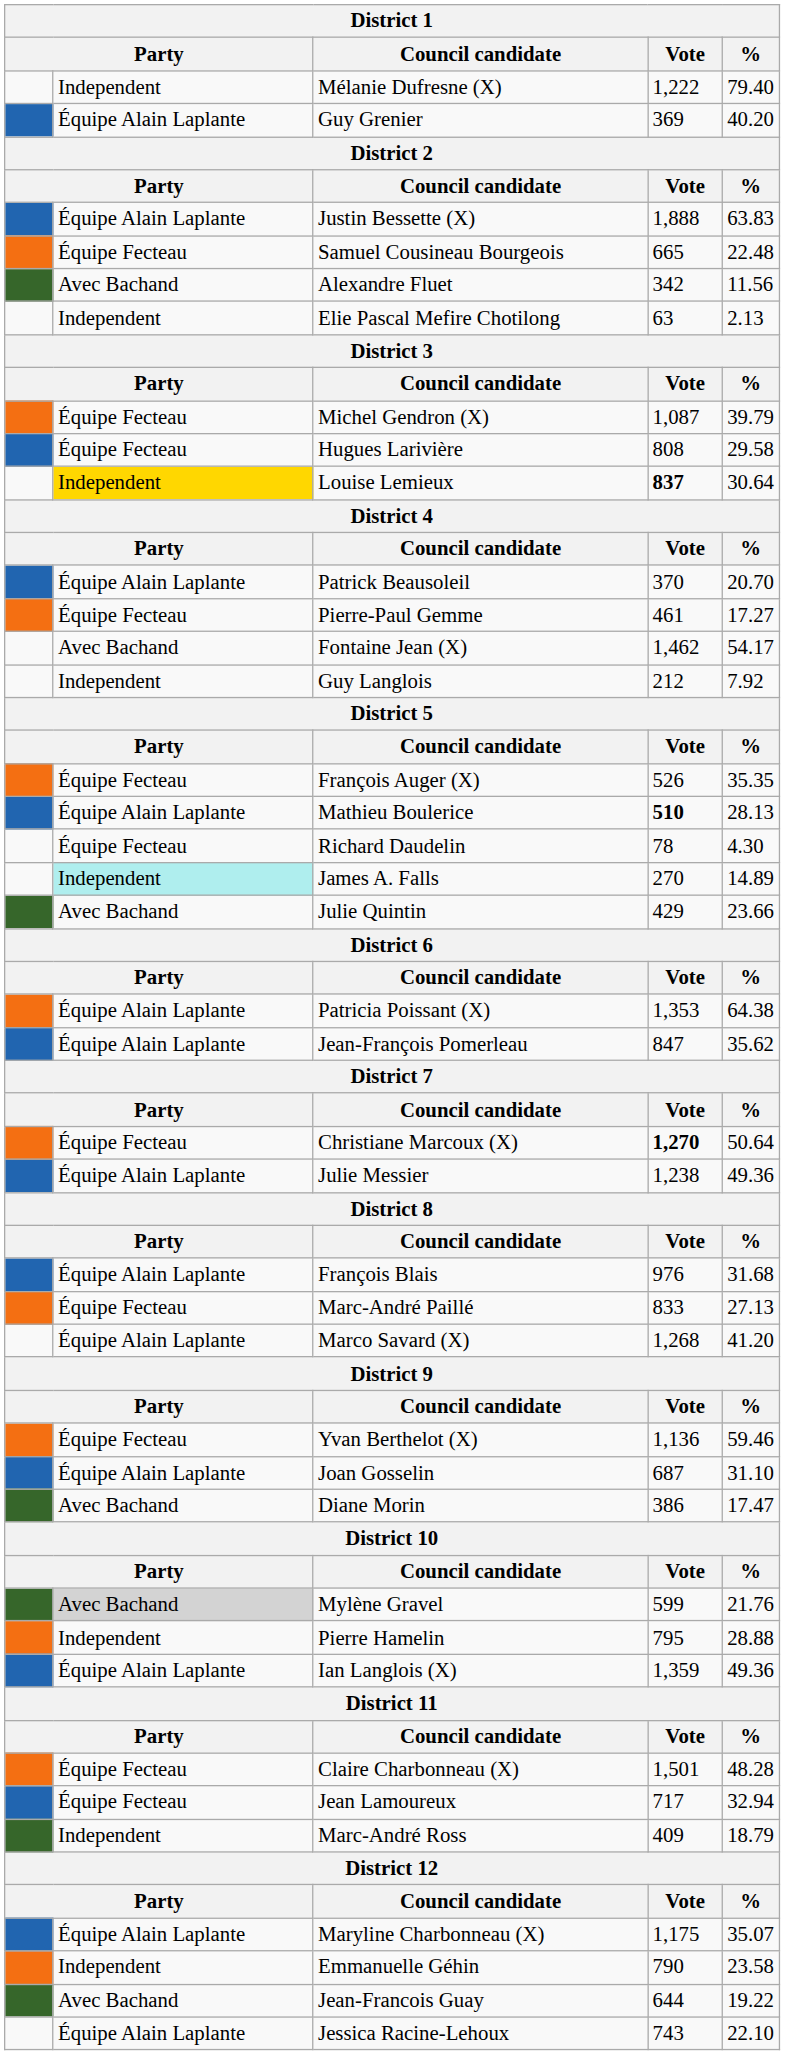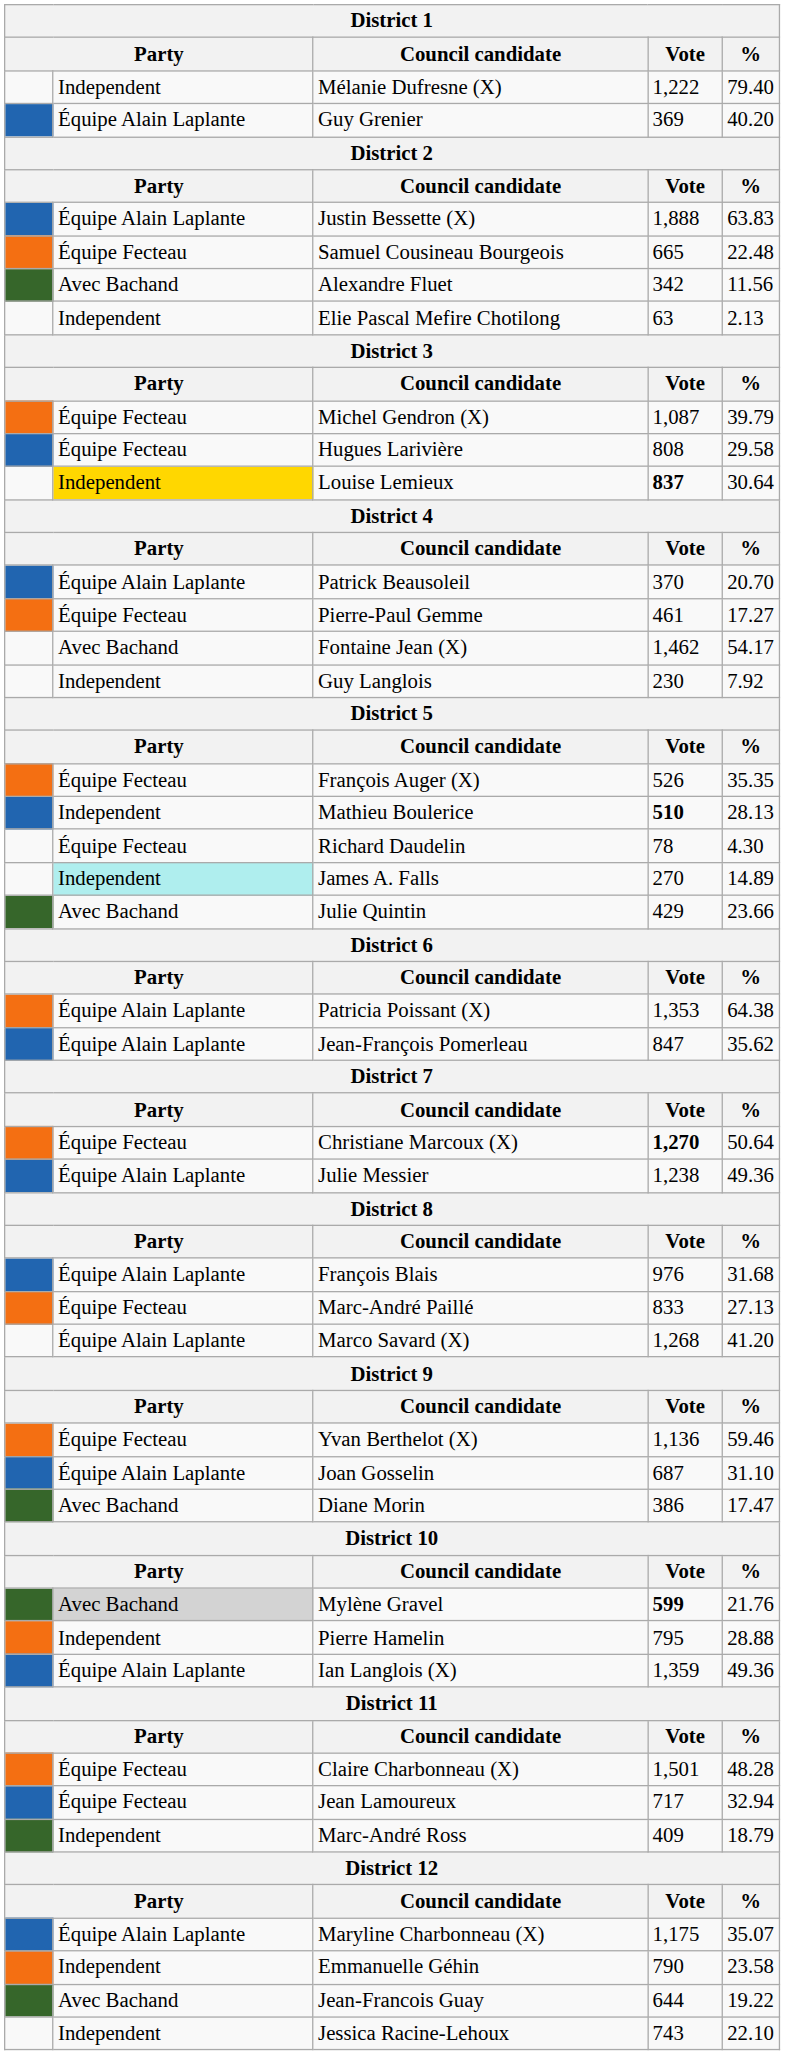(668, 680) 212 -> (668, 680) 230
(152, 812) Équipe Alain Laplante -> (109, 812) Independent
(668, 1604) normal -> (668, 1604) bold
(152, 2033) Équipe Alain Laplante -> (109, 2033) Independent
